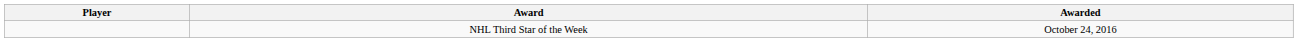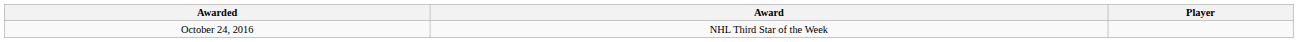columns swapped: (97, 12) <-> (1080, 12)
